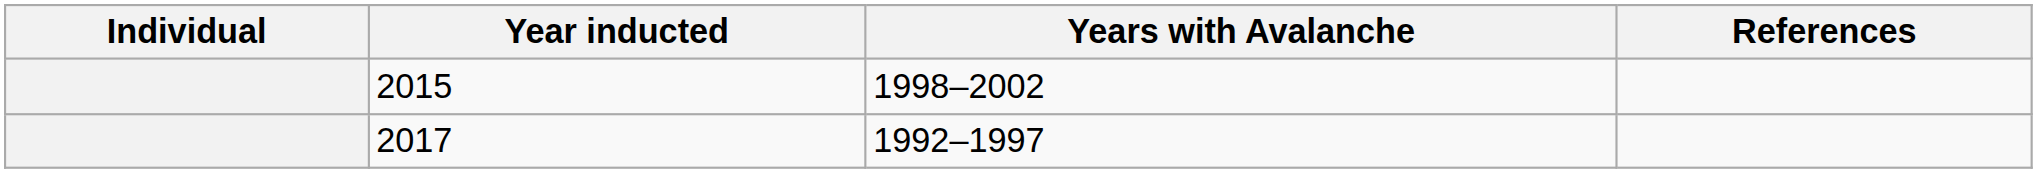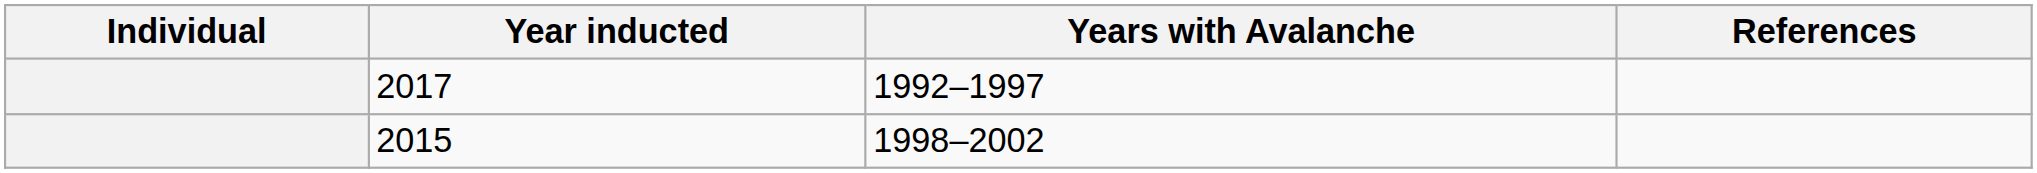rows swapped: (414, 85) <-> (414, 140)
